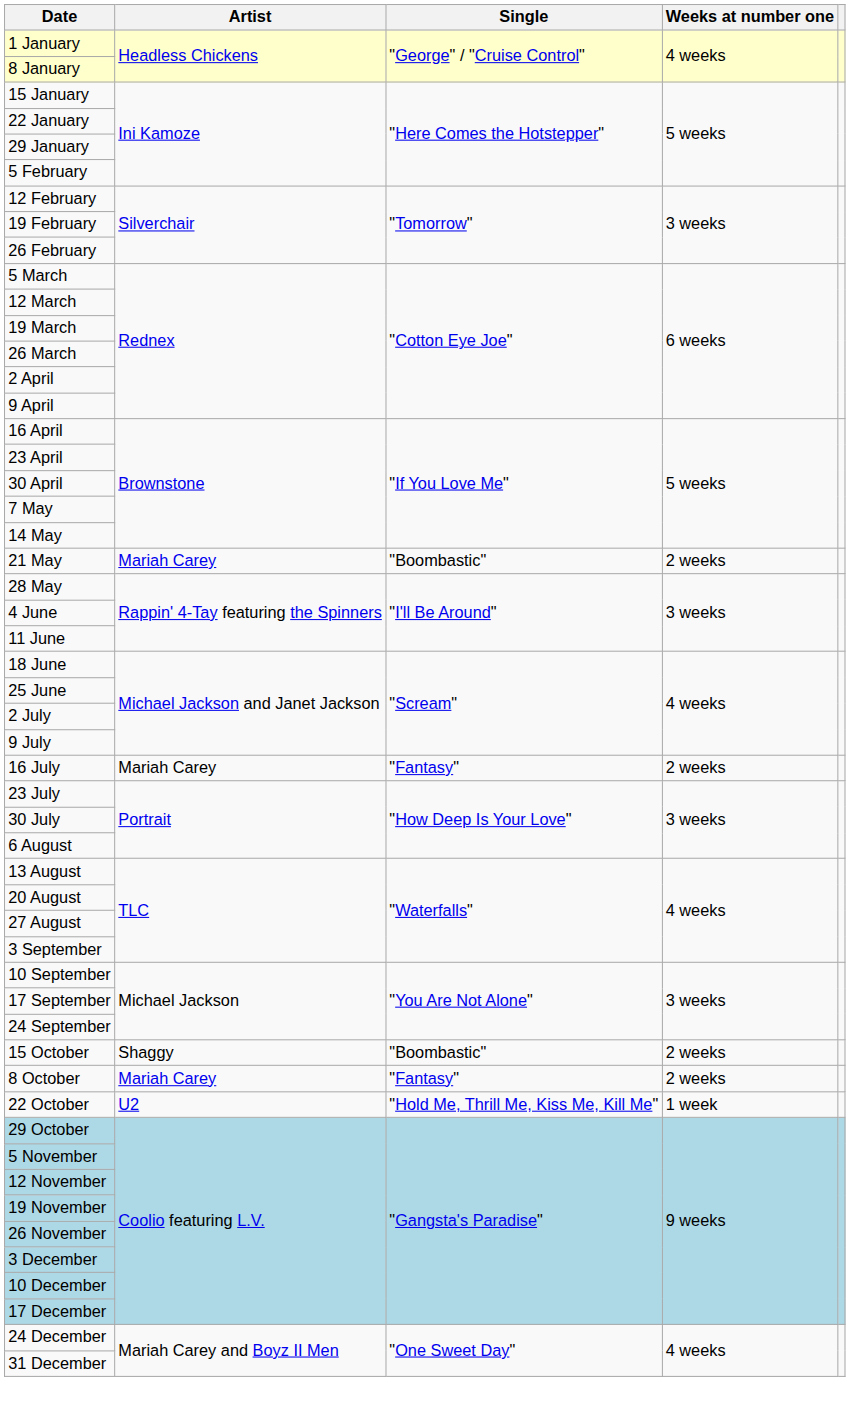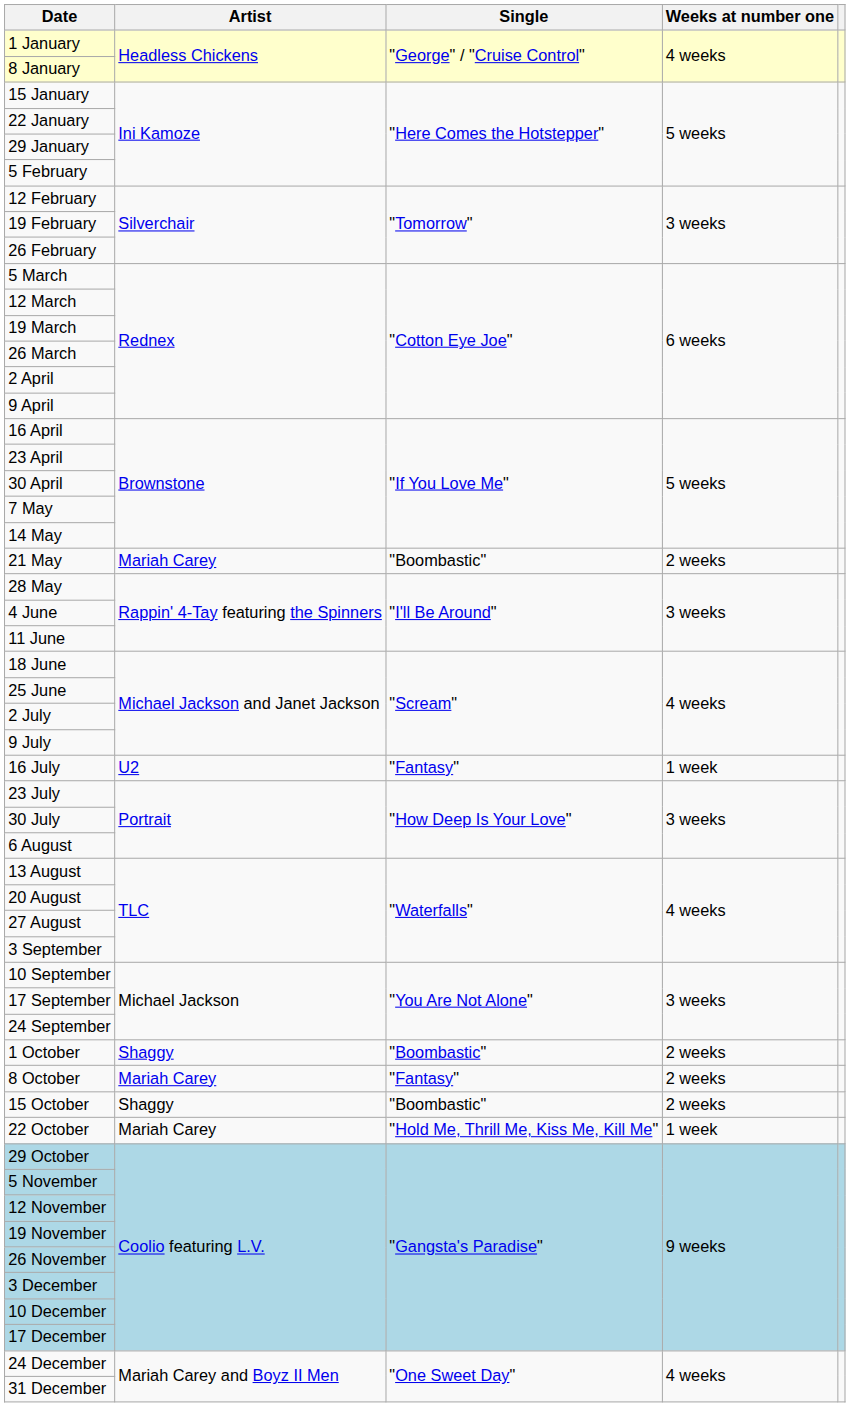(167, 768) Mariah Carey -> (129, 768) U2
(696, 768) 2 weeks -> (692, 768) 1 week
+ row: (44, 1052)
rows swapped: (44, 1078) <-> (49, 1052)
(129, 1104) U2 -> (167, 1130) Mariah Carey
